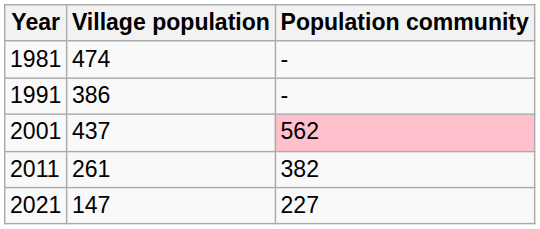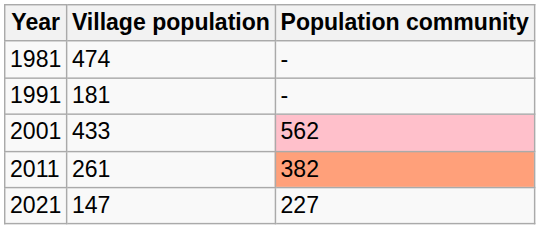(91, 95) 386 -> (91, 95) 181
(91, 132) 437 -> (91, 132) 433
(300, 168) no background -> (300, 168) lightsalmon background
